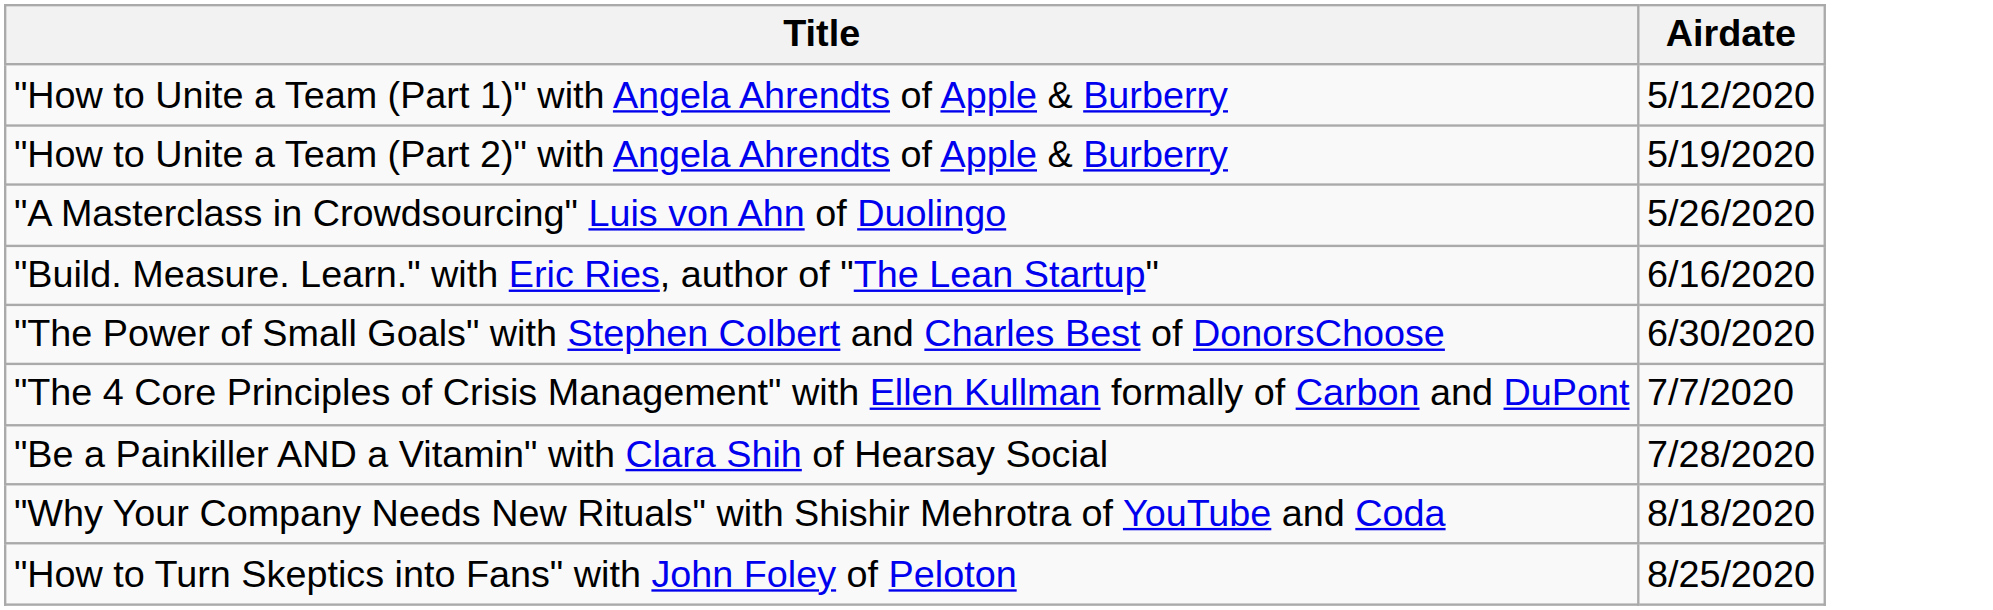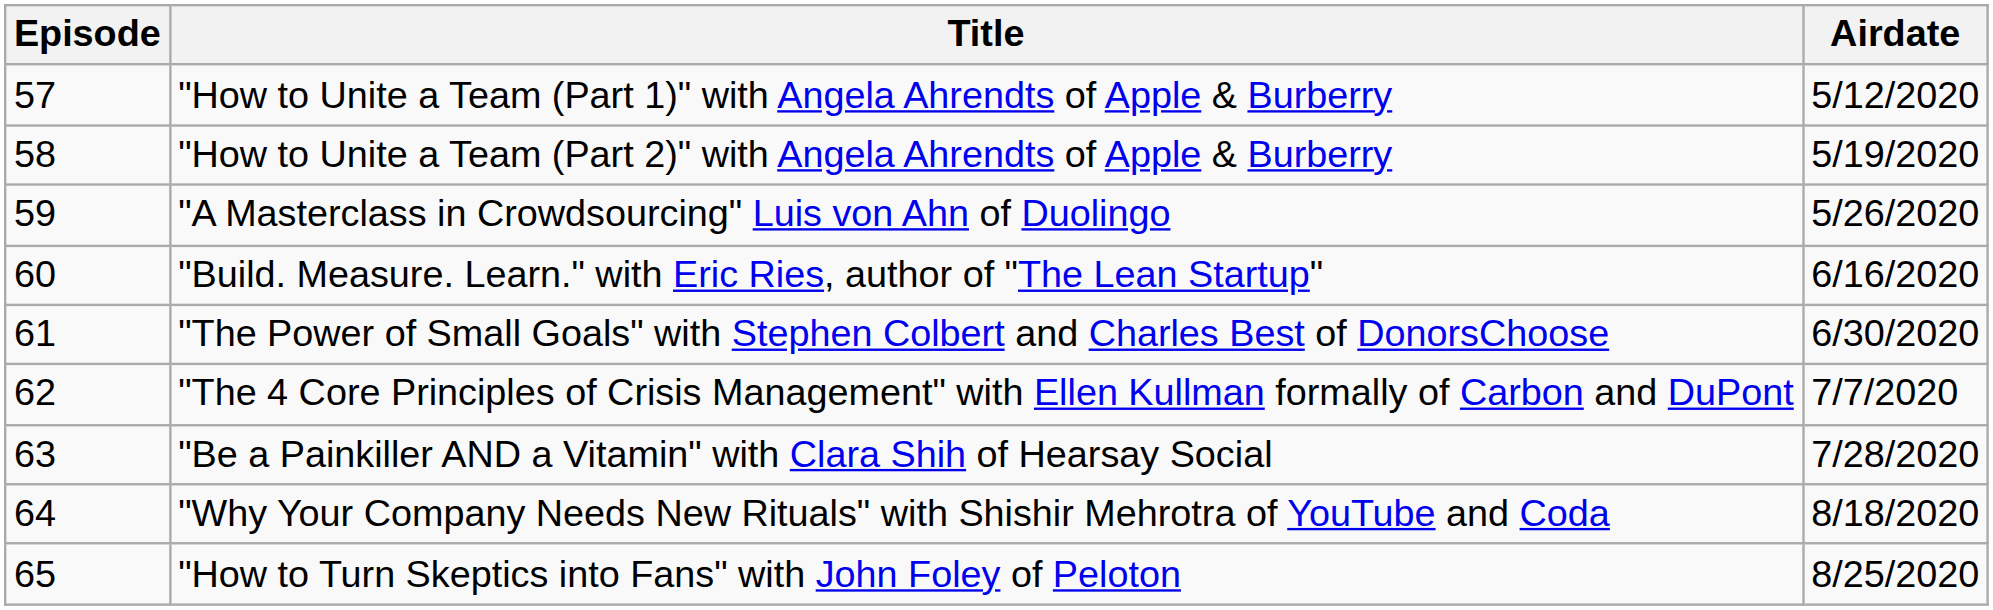+ column: (87, 34)
